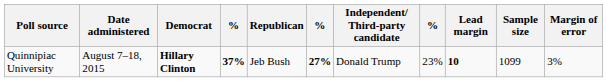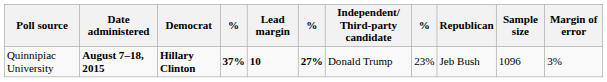columns swapped: (277, 25) <-> (471, 25)
(112, 61) normal -> (113, 61) bold
(510, 61) 1099 -> (510, 61) 1096
